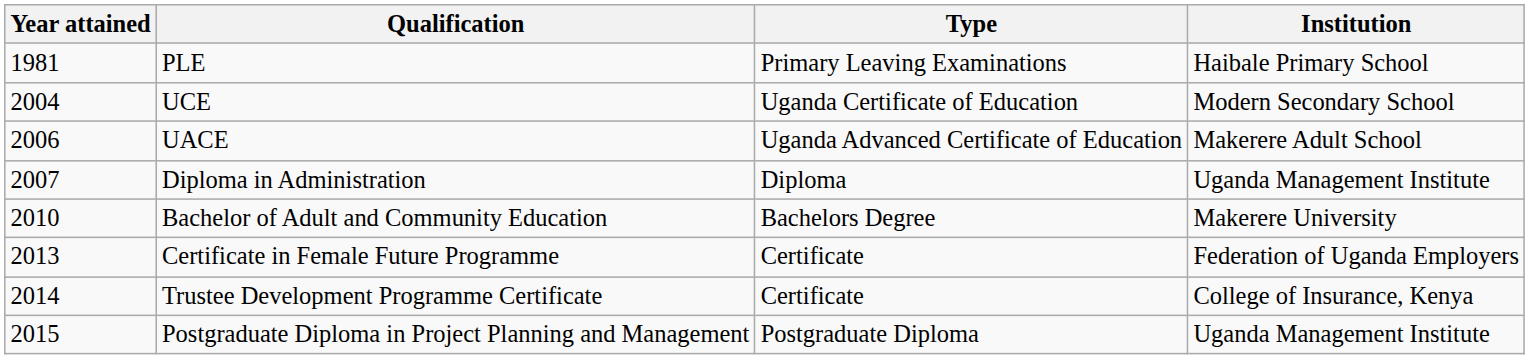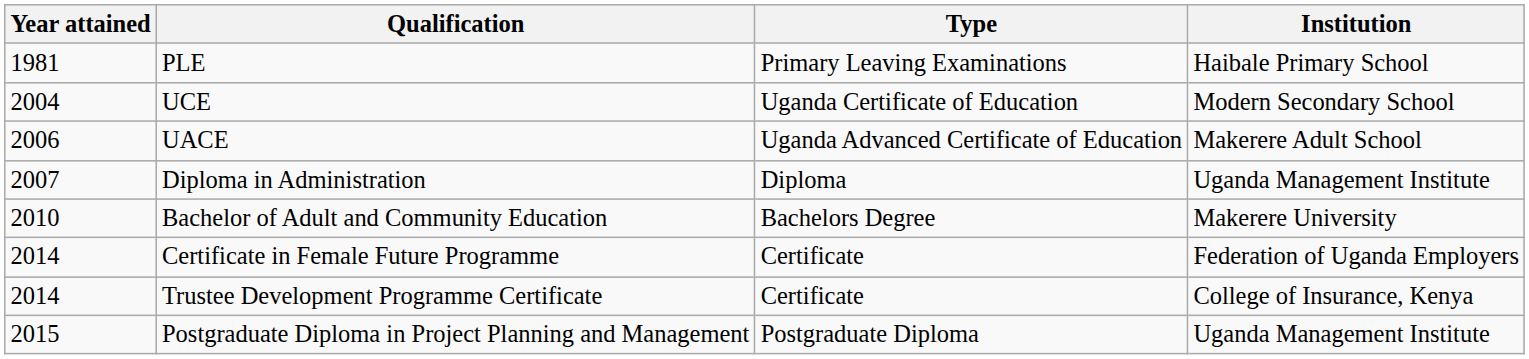(35, 256) 2013 -> (35, 256) 2014
